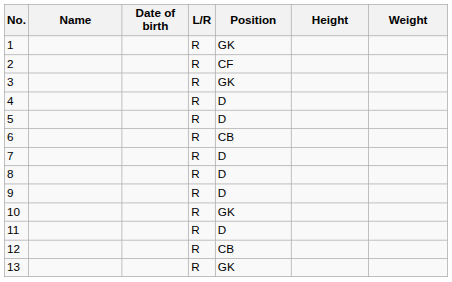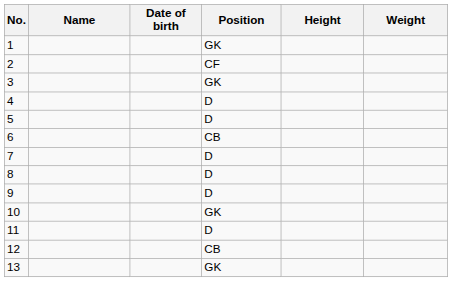- column: (202, 20)
